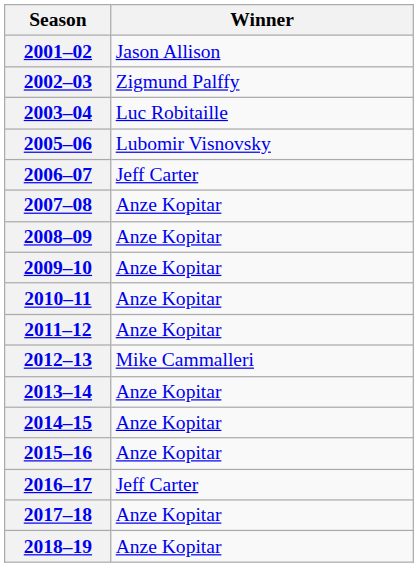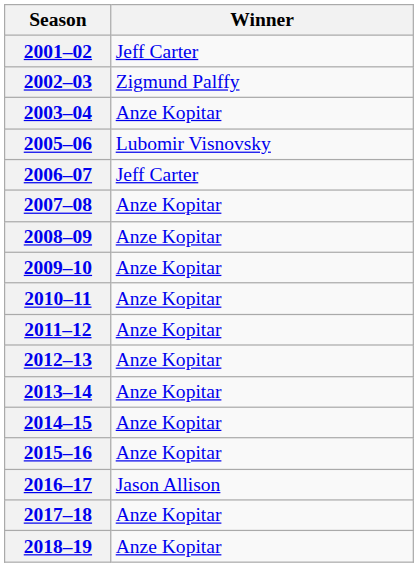(168, 50) Jason Allison -> (157, 50) Jeff Carter
(172, 112) Luc Robitaille -> (169, 112) Anze Kopitar
(185, 360) Mike Cammalleri -> (169, 360) Anze Kopitar
(157, 484) Jeff Carter -> (168, 484) Jason Allison
